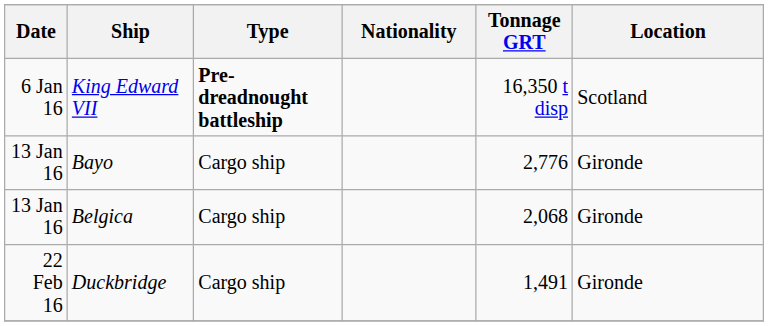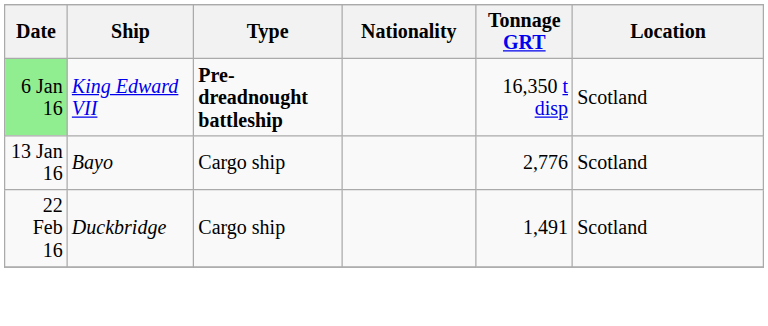(42, 97) no background -> (42, 97) lightgreen background
(610, 162) Gironde -> (612, 162) Scotland
- row: (102, 216)
(610, 282) Gironde -> (612, 228) Scotland
